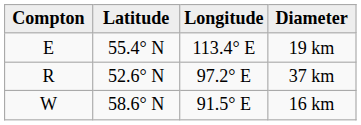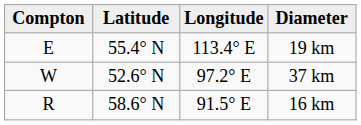(48, 76) R -> (48, 76) W
(48, 104) W -> (48, 104) R
